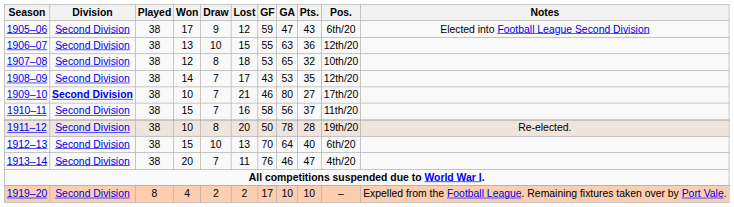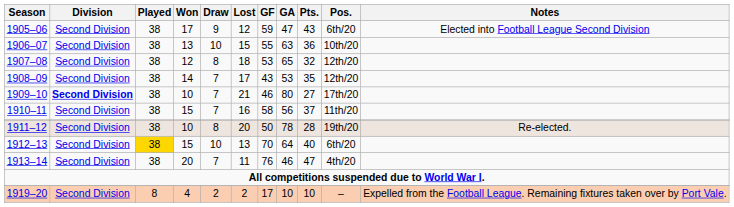(341, 45) 12th/20 -> (341, 45) 10th/20
(341, 62) 10th/20 -> (341, 62) 12th/20
(154, 144) no background -> (154, 144) gold background
